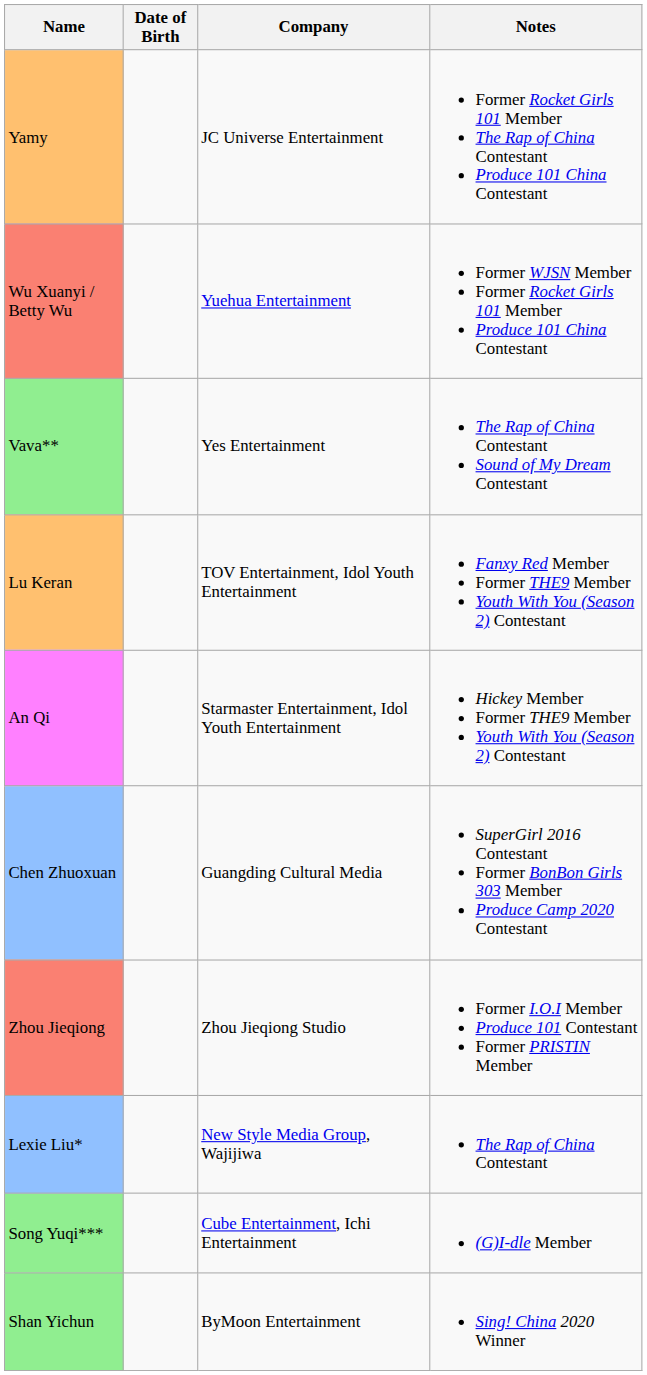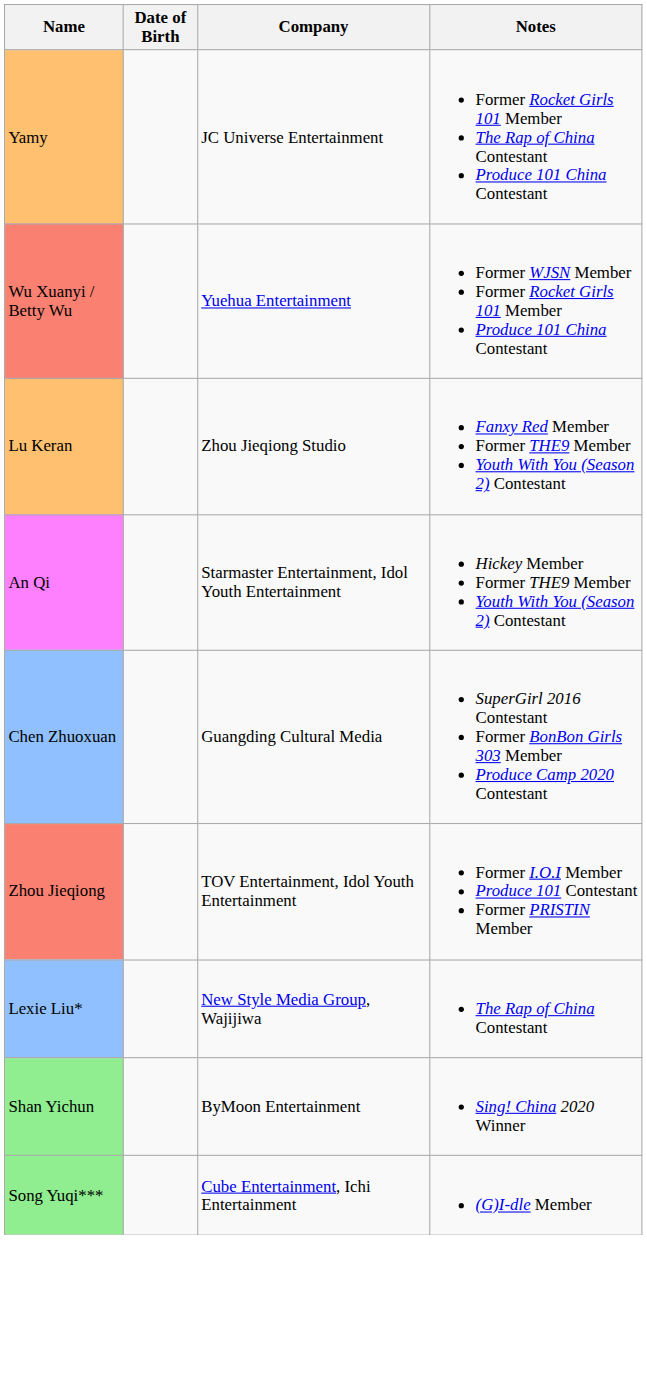- row: (34, 446)
(308, 582) TOV Entertainment, Idol Youth Entertainment -> (274, 446) Zhou Jieqiong Studio
(274, 1027) Zhou Jieqiong Studio -> (308, 891) TOV Entertainment, Idol Youth Entertainment
rows swapped: (56, 1233) <-> (51, 1321)
